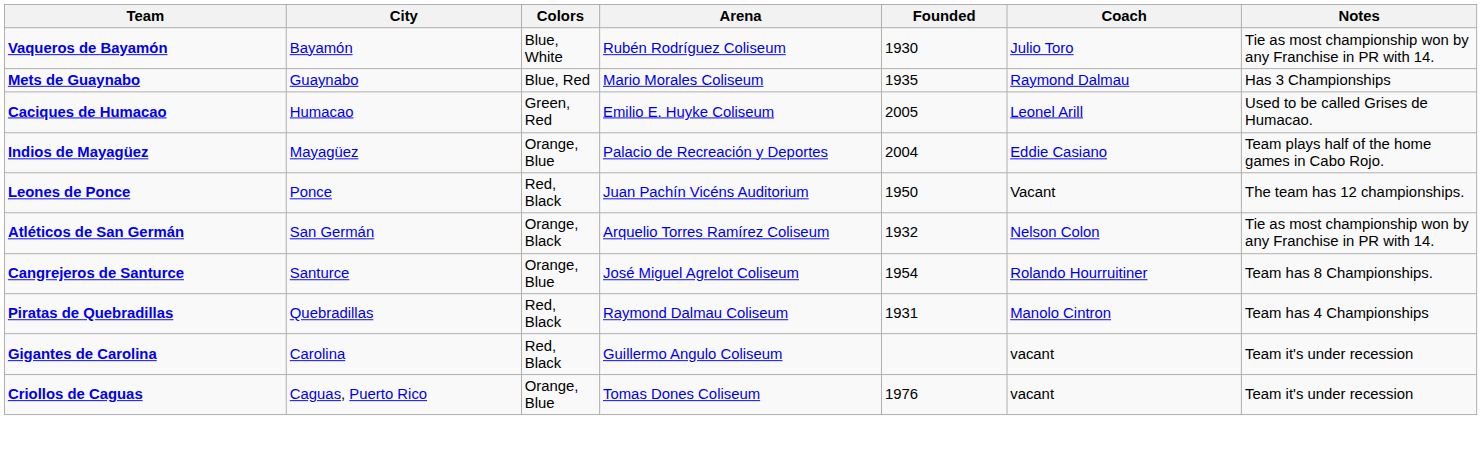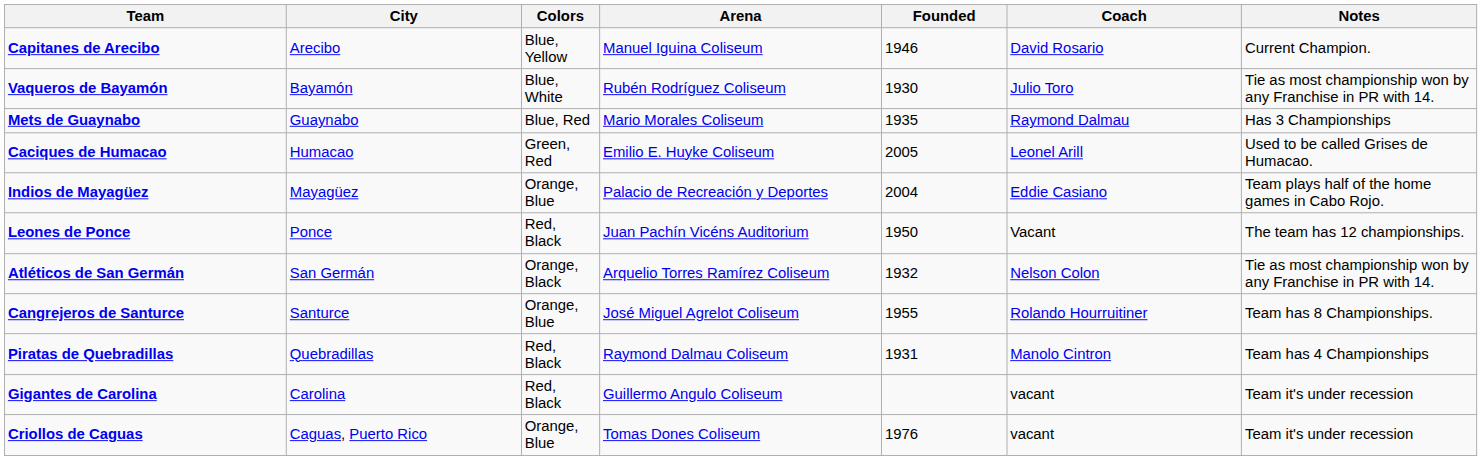+ row: (84, 48)
(901, 273) 1954 -> (901, 313) 1955
